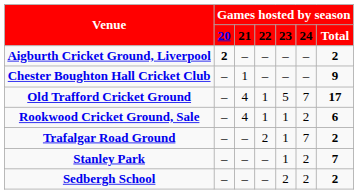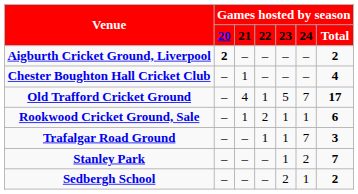(335, 76) 9 -> (335, 76) 4
(245, 117) 4 -> (245, 117) 1
(265, 117) 1 -> (265, 117) 2
(306, 117) 2 -> (306, 117) 1
(265, 138) 2 -> (265, 138) 1
(335, 138) 2 -> (335, 138) 3
(306, 179) 2 -> (306, 179) 1
